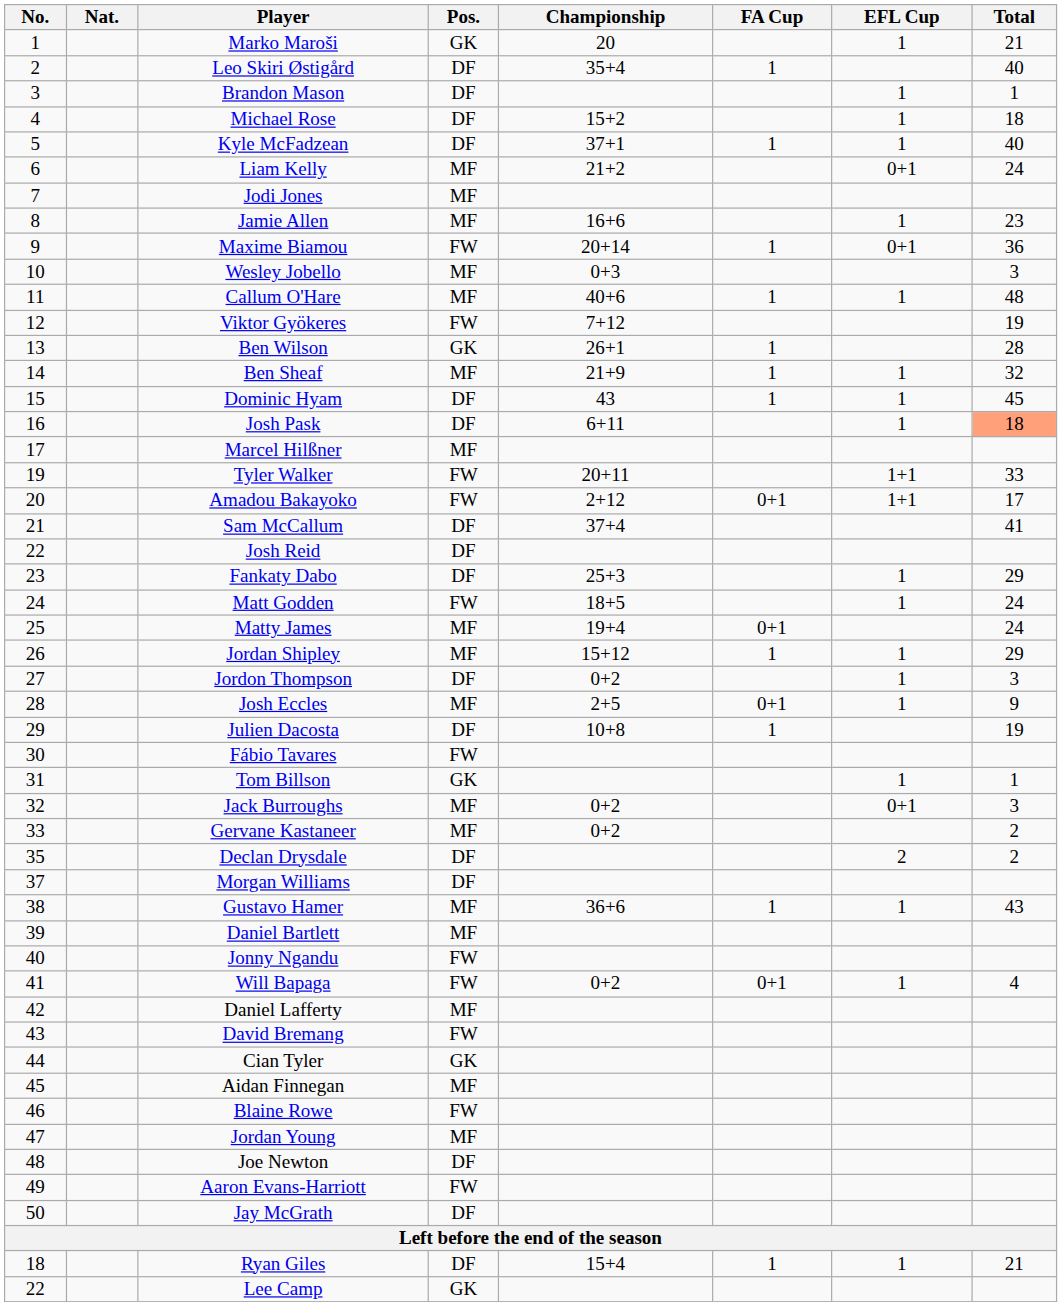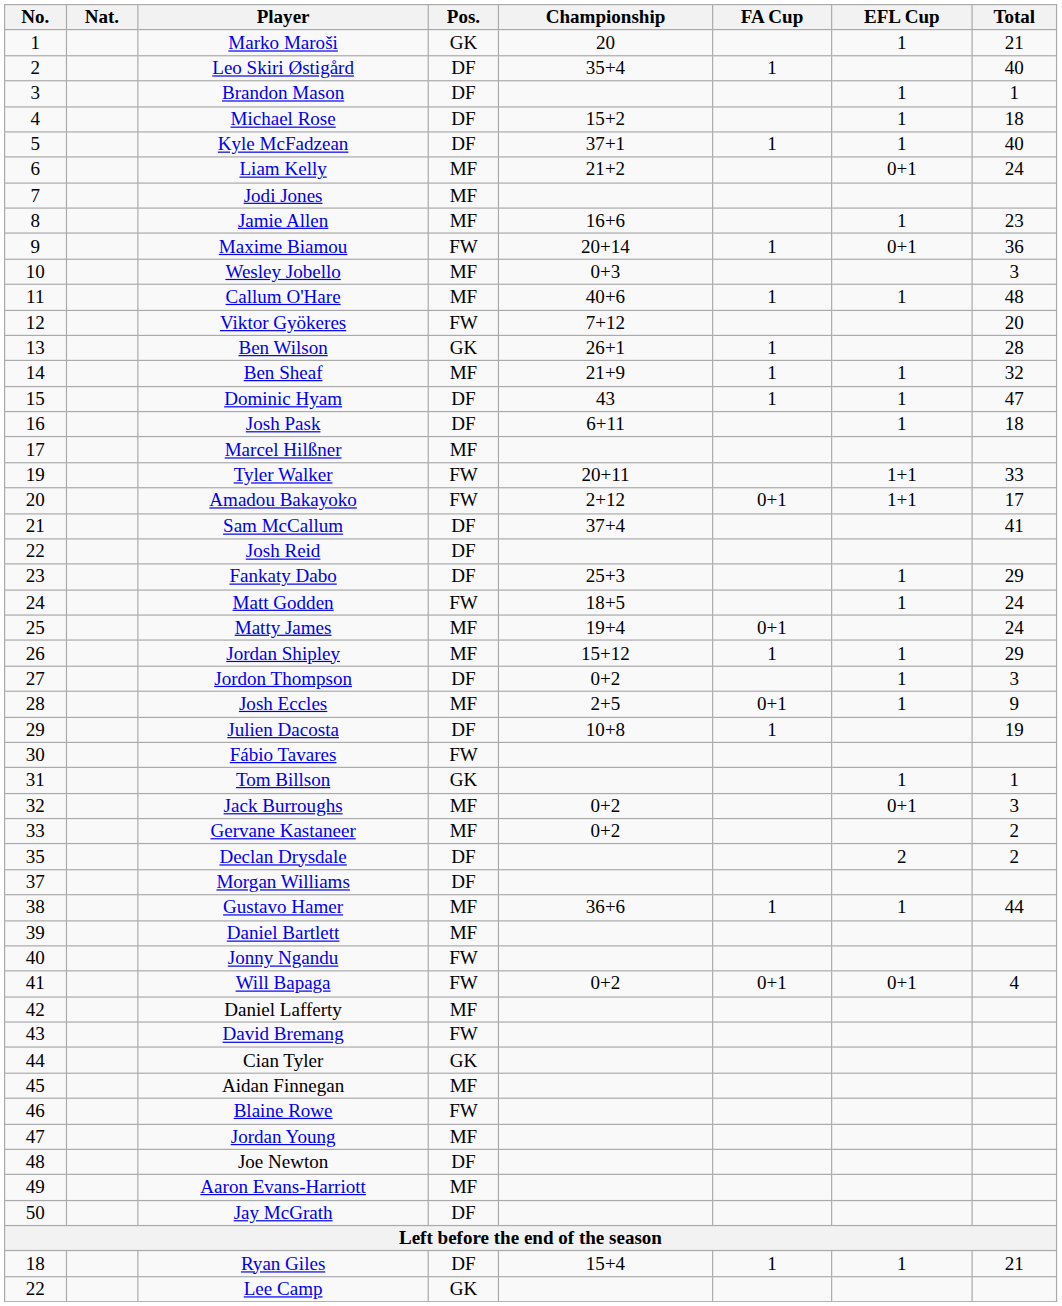(1014, 322) 19 -> (1014, 322) 20
(1014, 398) 45 -> (1014, 398) 47
(1014, 424) lightsalmon background -> (1014, 424) no background
(1014, 907) 43 -> (1014, 907) 44
(902, 983) 1 -> (902, 983) 0+1
(463, 1187) FW -> (463, 1187) MF
